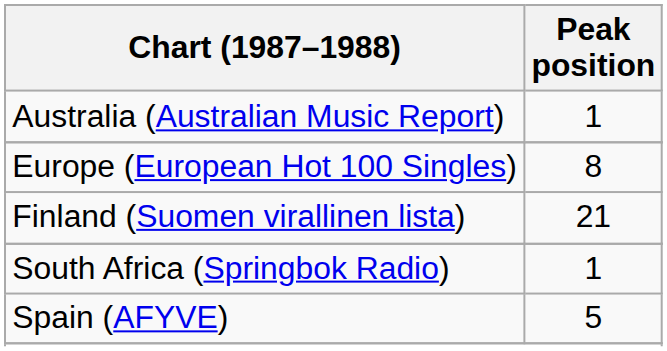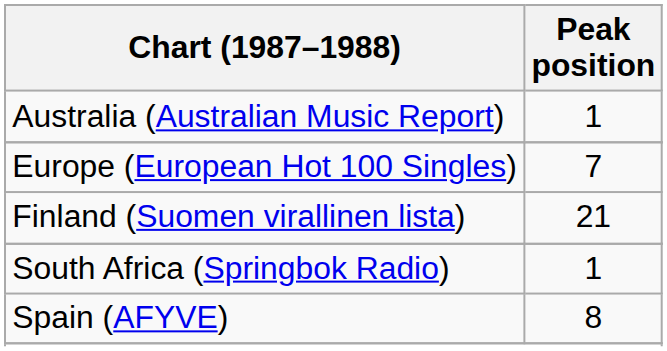(593, 166) 8 -> (593, 166) 7
(593, 318) 5 -> (593, 318) 8
